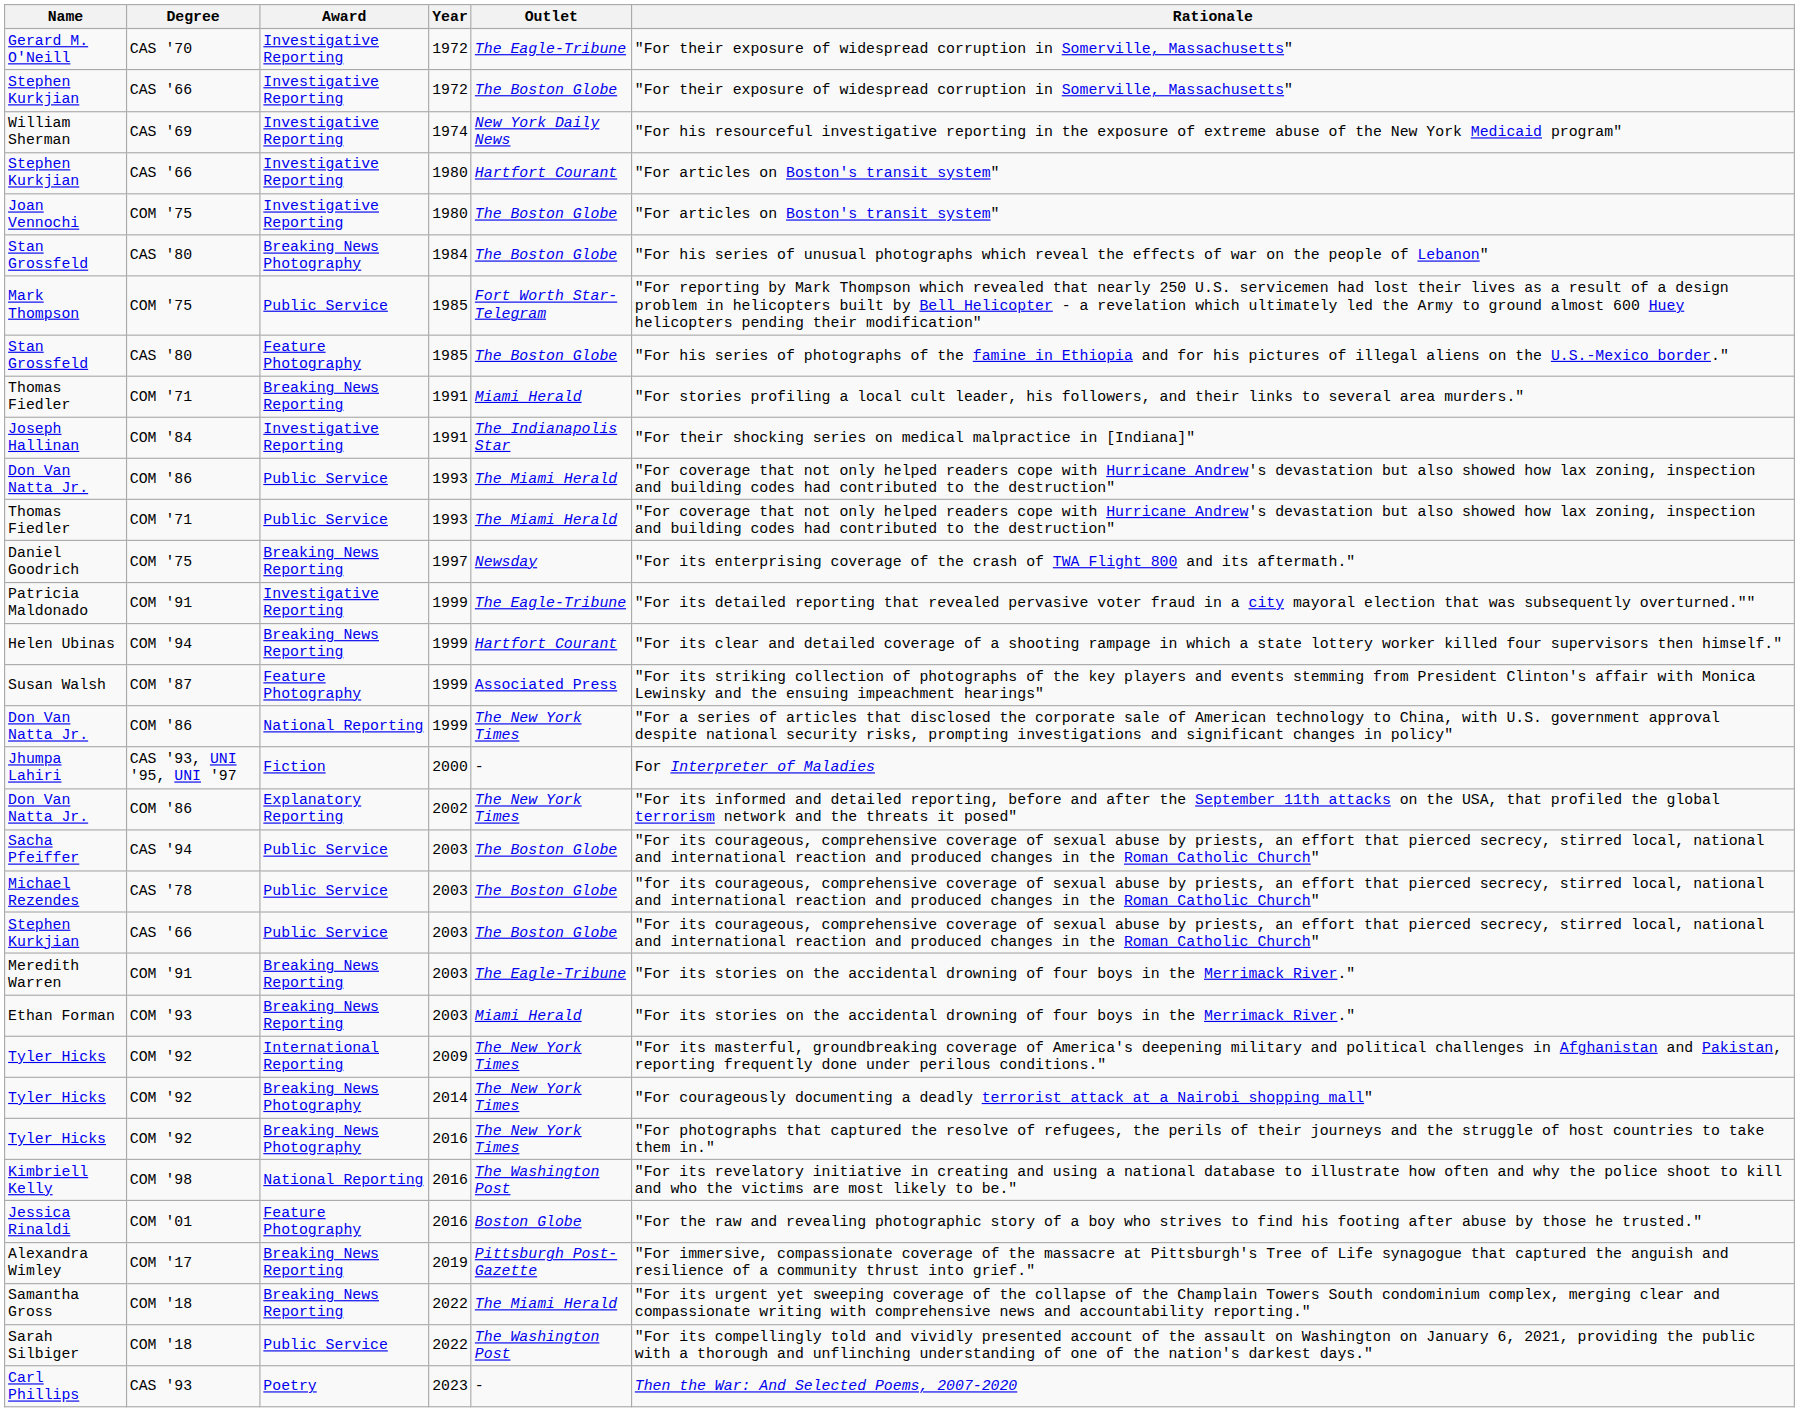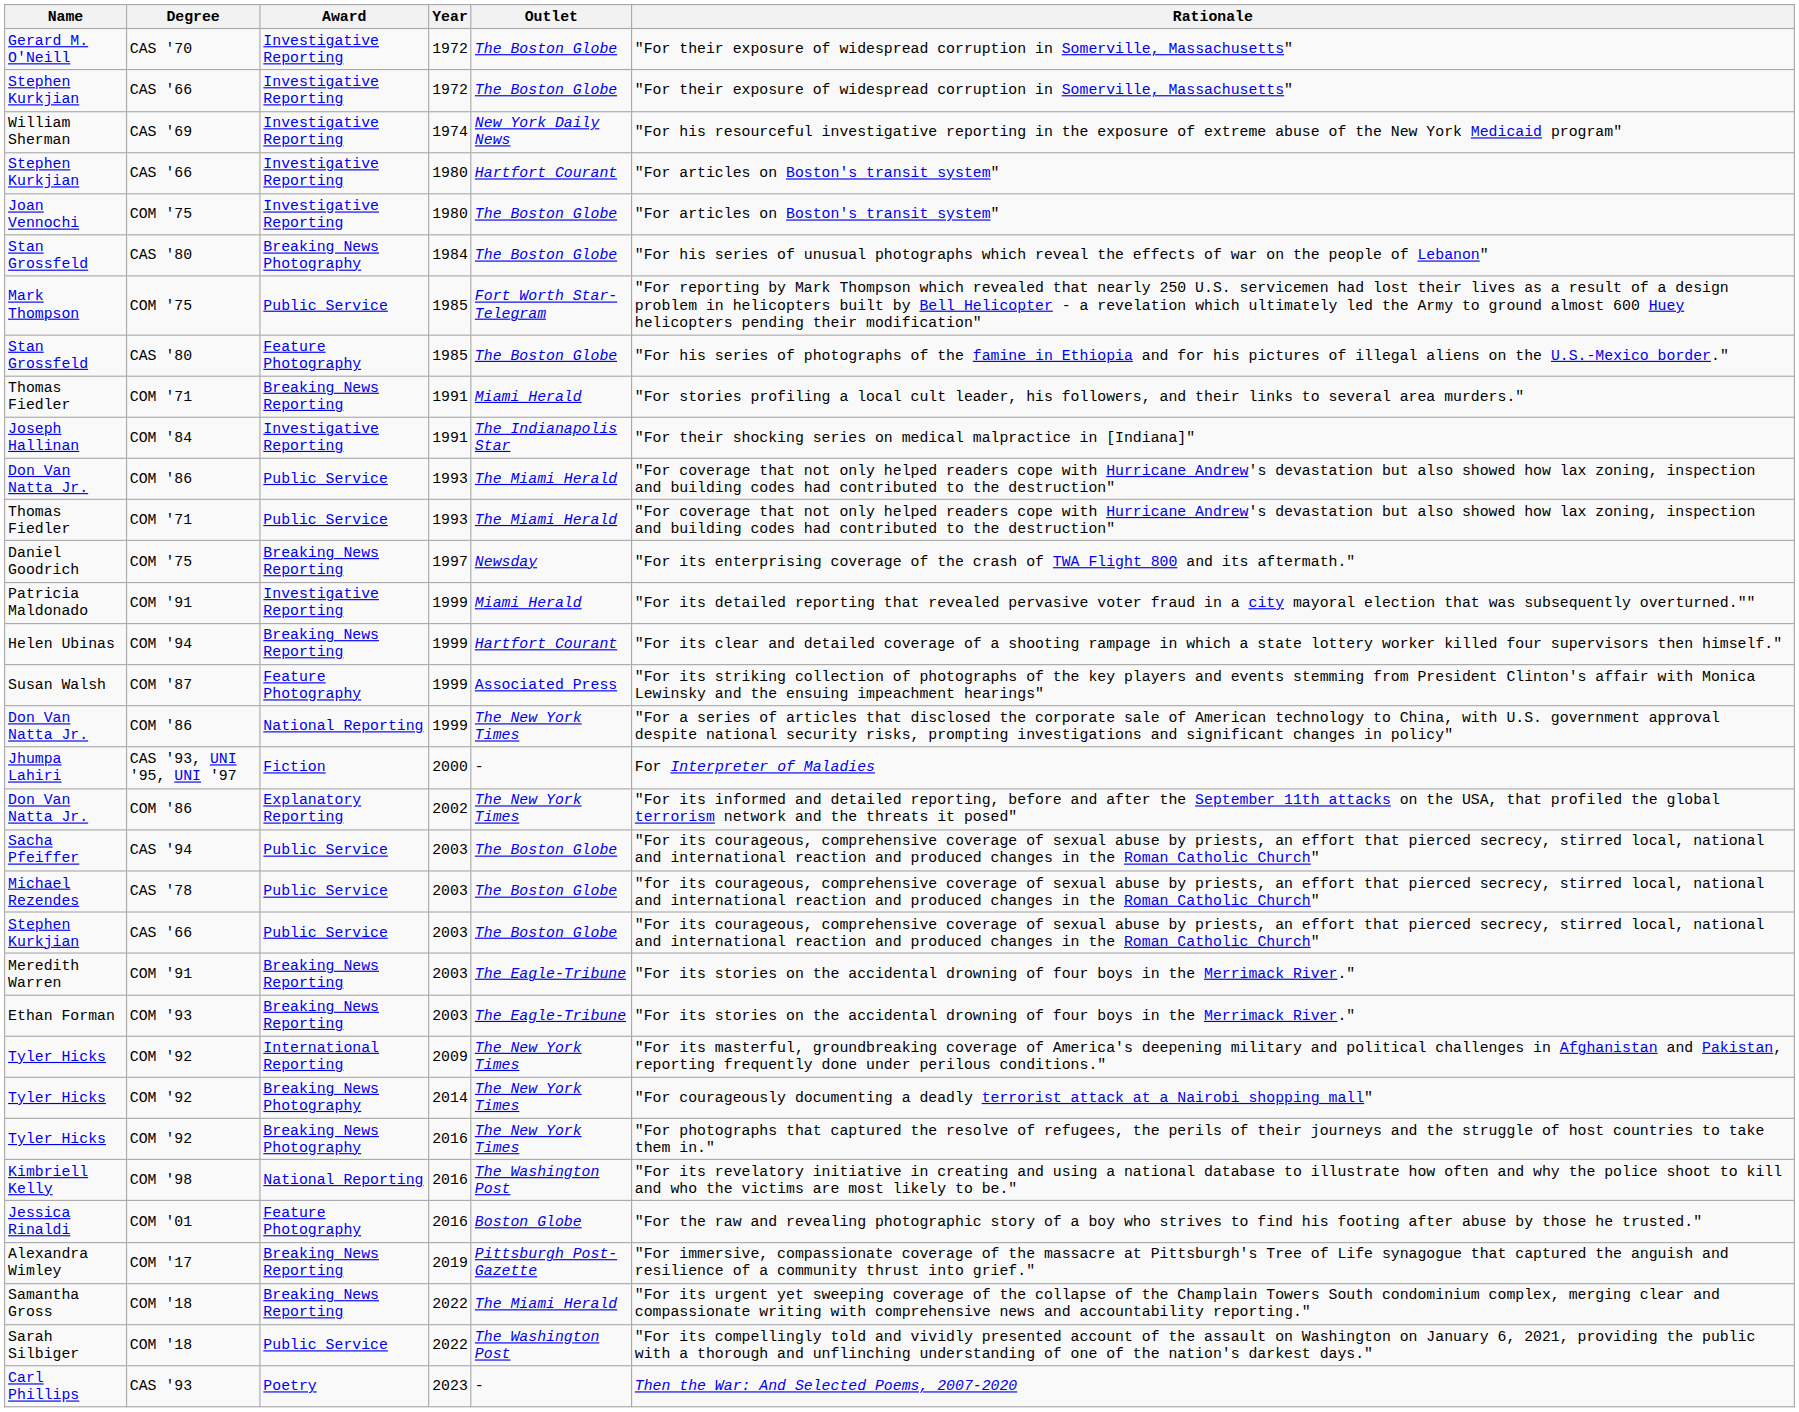(550, 49) The Eagle-Tribune -> (546, 49) The Boston Globe
(550, 603) The Eagle-Tribune -> (528, 603) Miami Herald
(528, 1015) Miami Herald -> (550, 1015) The Eagle-Tribune
